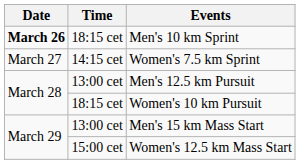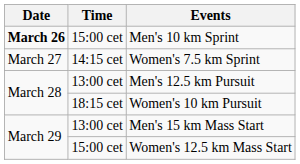(97, 37) 18:15 cet -> (97, 37) 15:00 cet
